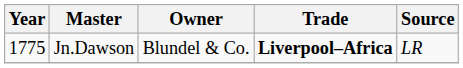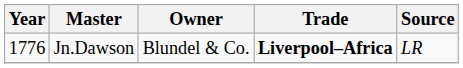(27, 47) 1775 -> (27, 47) 1776
